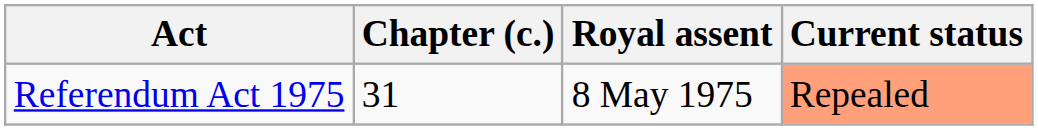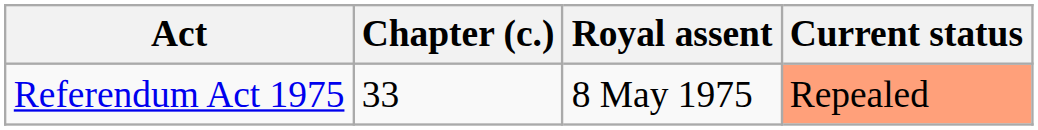(380, 93) 31 -> (380, 93) 33
